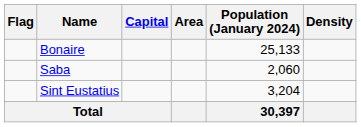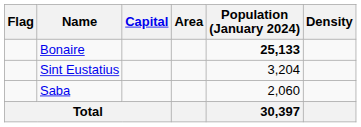(280, 49) normal -> (280, 49) bold
rows swapped: (80, 91) <-> (55, 70)
